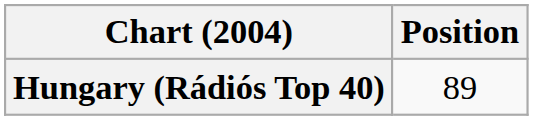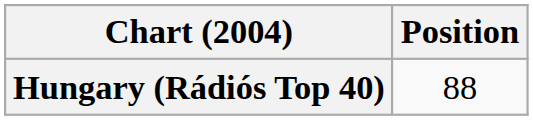(460, 86) 89 -> (460, 86) 88
